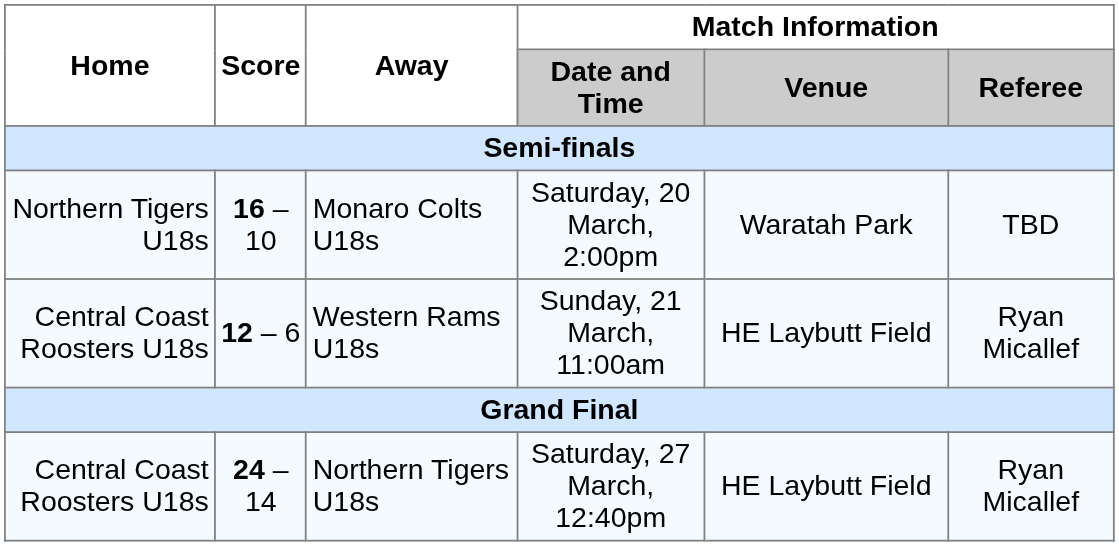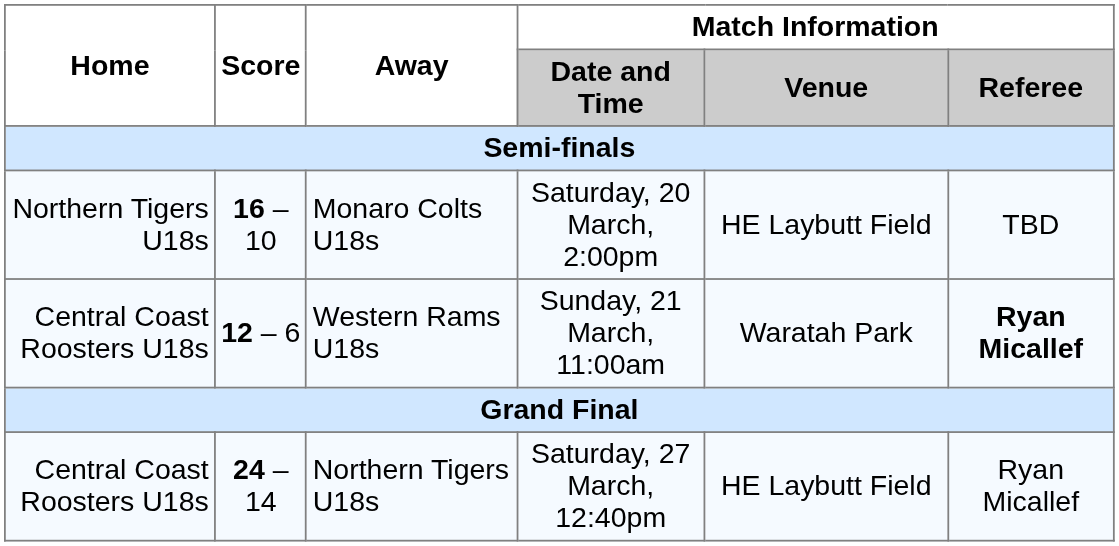(826, 224) Waratah Park -> (826, 224) HE Laybutt Field
(826, 332) HE Laybutt Field -> (826, 332) Waratah Park
(1031, 332) normal -> (1031, 332) bold
